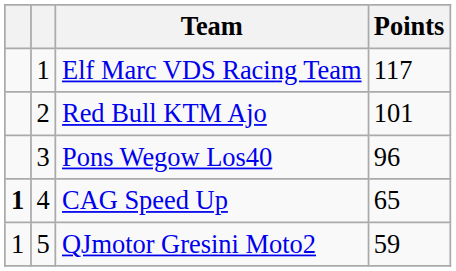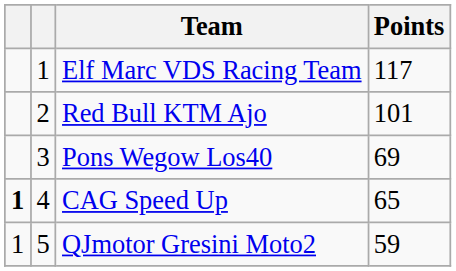(387, 157) 96 -> (387, 157) 69
